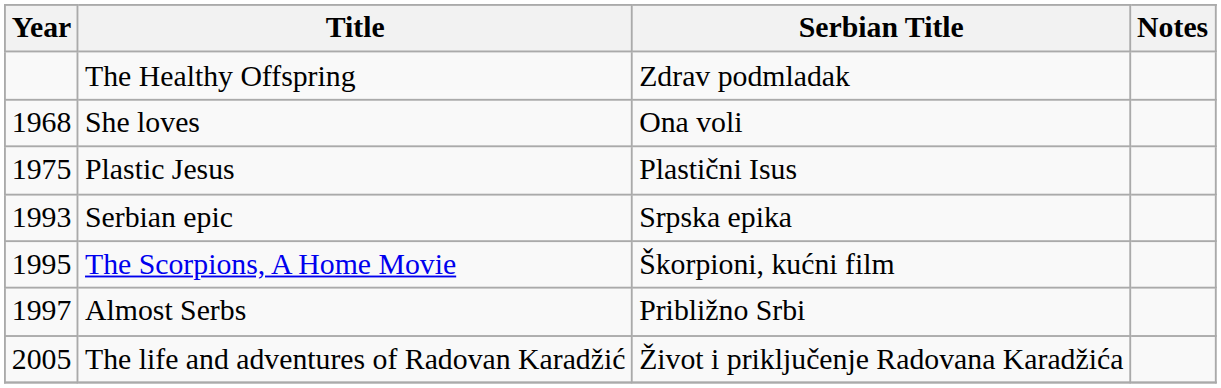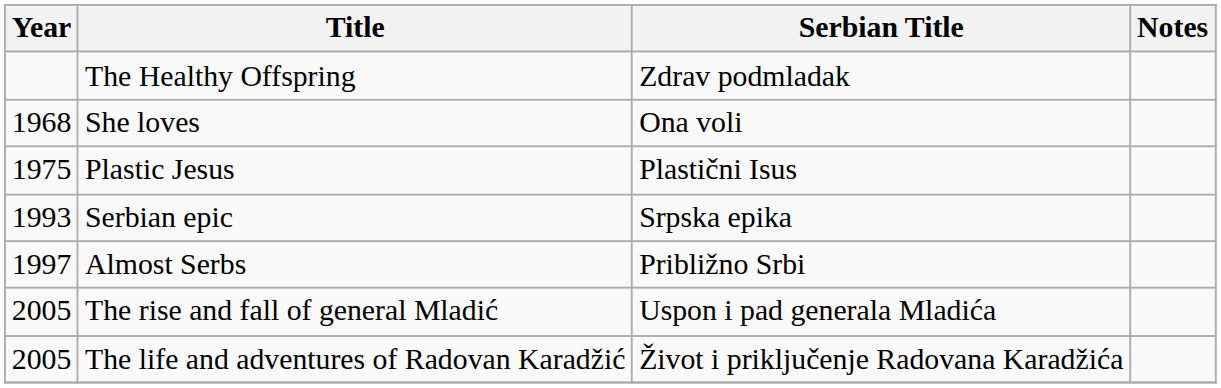- row: (271, 264)
+ row: (292, 311)
